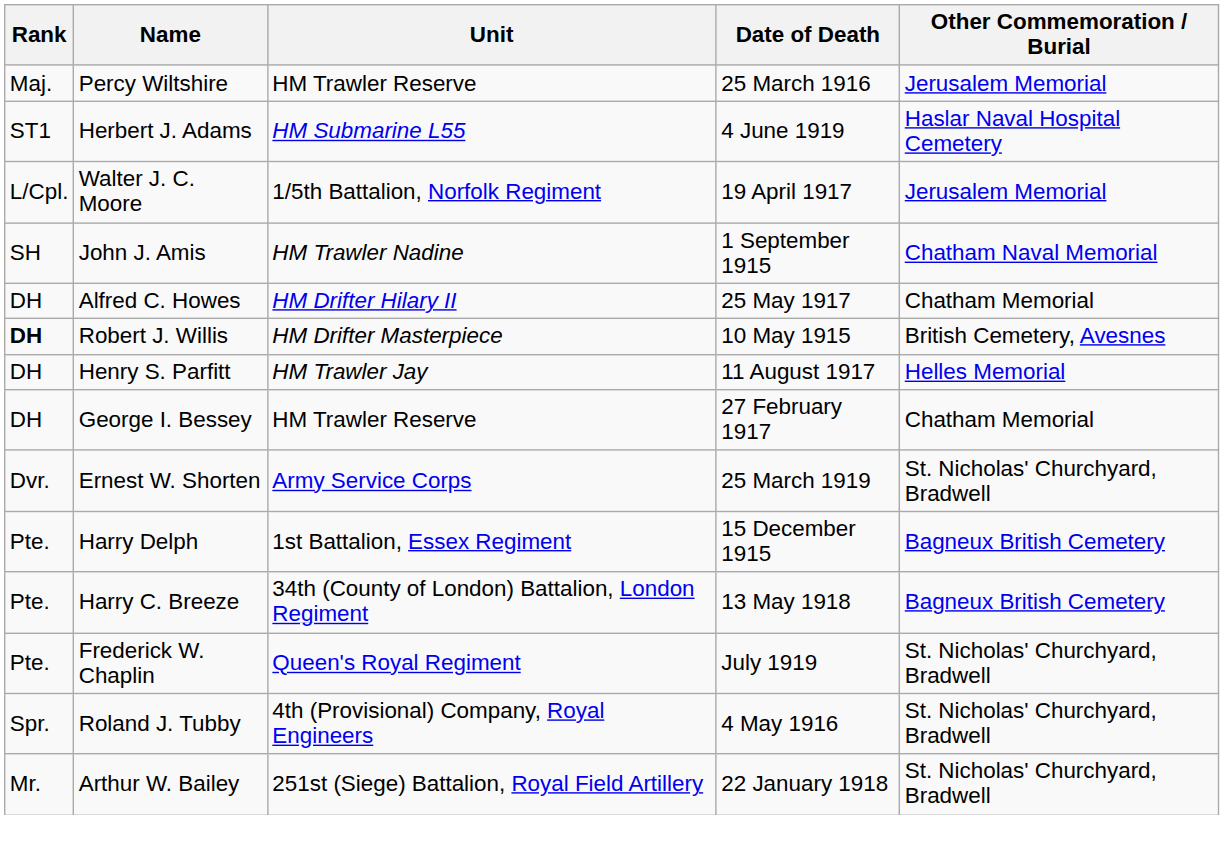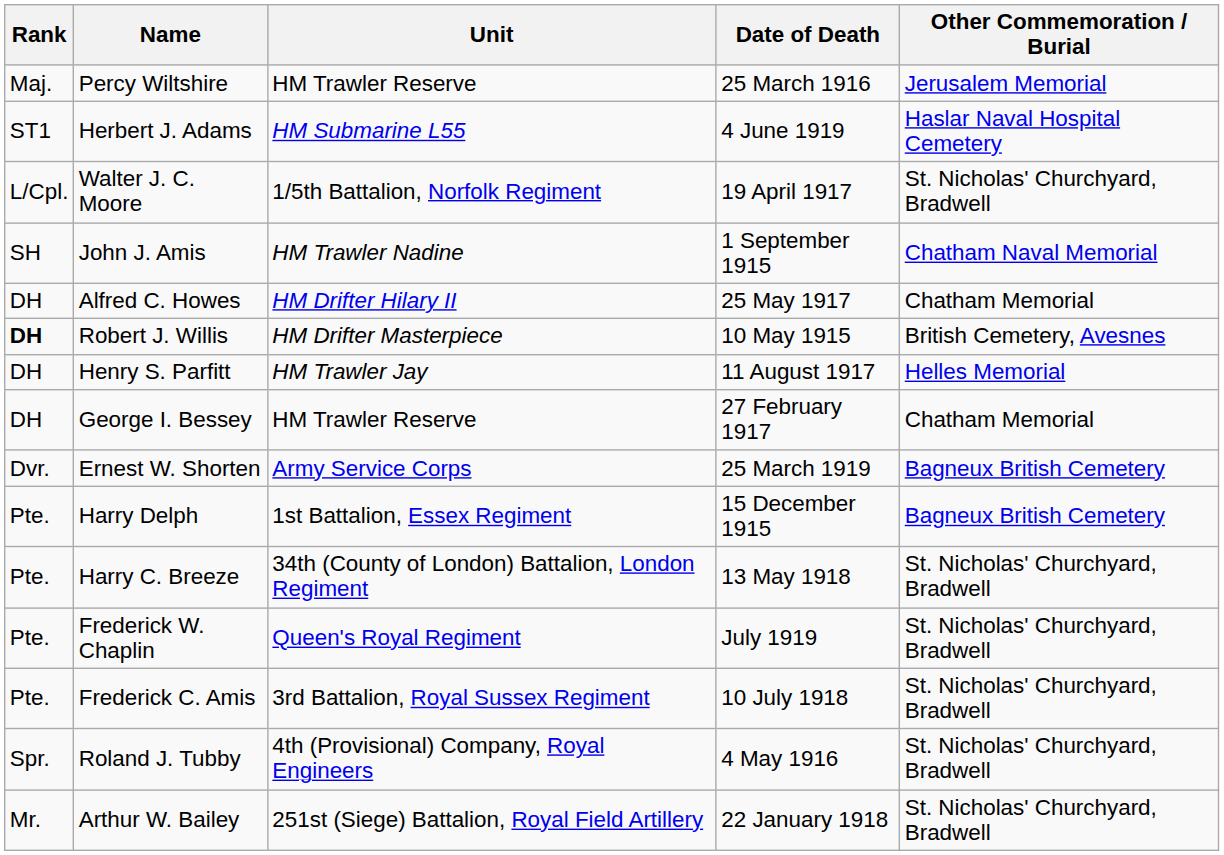(1006, 191) Jerusalem Memorial -> (1031, 191) St. Nicholas' Churchyard, Bradwell
(1031, 480) St. Nicholas' Churchyard, Bradwell -> (1035, 467) Bagneux British Cemetery
(1035, 602) Bagneux British Cemetery -> (1031, 576) St. Nicholas' Churchyard, Bradwell
+ row: (167, 698)
